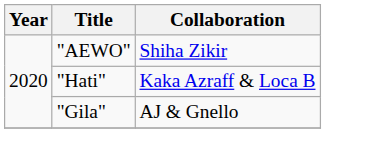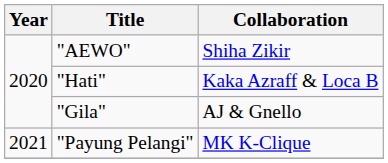+ row: (125, 142)
